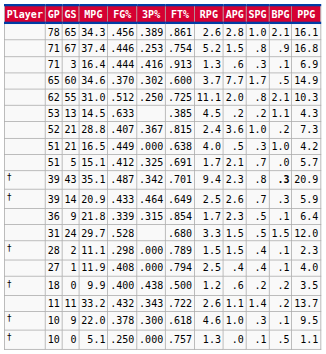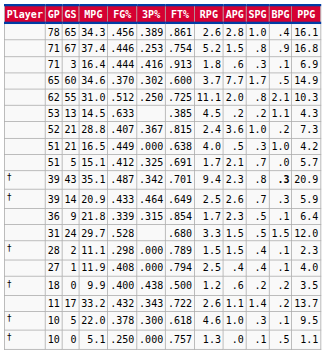(280, 32) 2.1 -> (283, 32) .4
(212, 65) 1.3 -> (212, 65) 1.8
(71, 303) 11 -> (71, 303) 17
(74, 321) 9 -> (74, 321) 5
